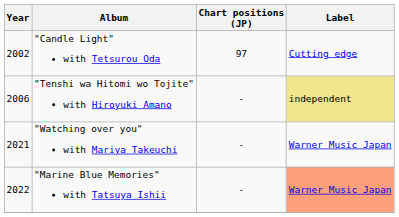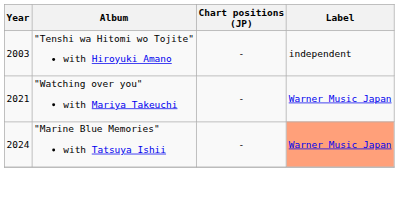- row: (114, 49)
(18, 99) 2006 -> (18, 53) 2003
(320, 99) khaki background -> (320, 53) no background
(18, 190) 2022 -> (18, 144) 2024
